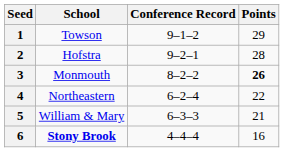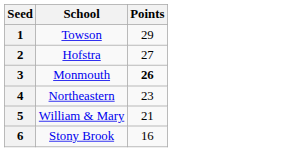- column: (183, 14)
(259, 55) 28 -> (147, 55) 27
(259, 95) 22 -> (147, 95) 23
(82, 136) bold -> (82, 136) normal
